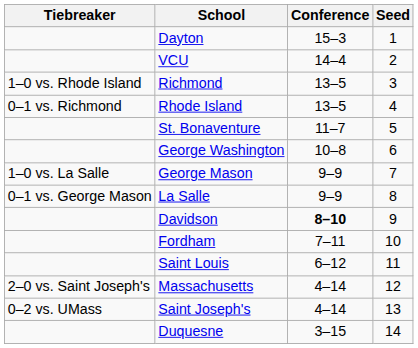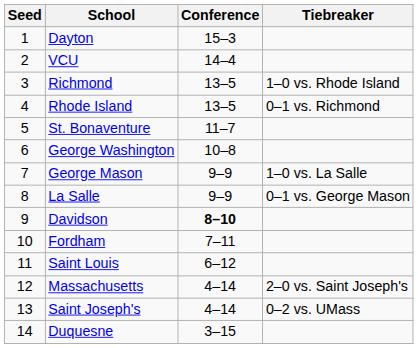columns swapped: (393, 15) <-> (80, 15)
